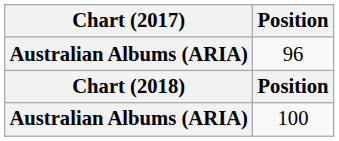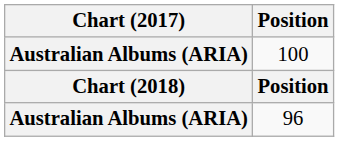rows swapped: (293, 119) <-> (293, 53)
